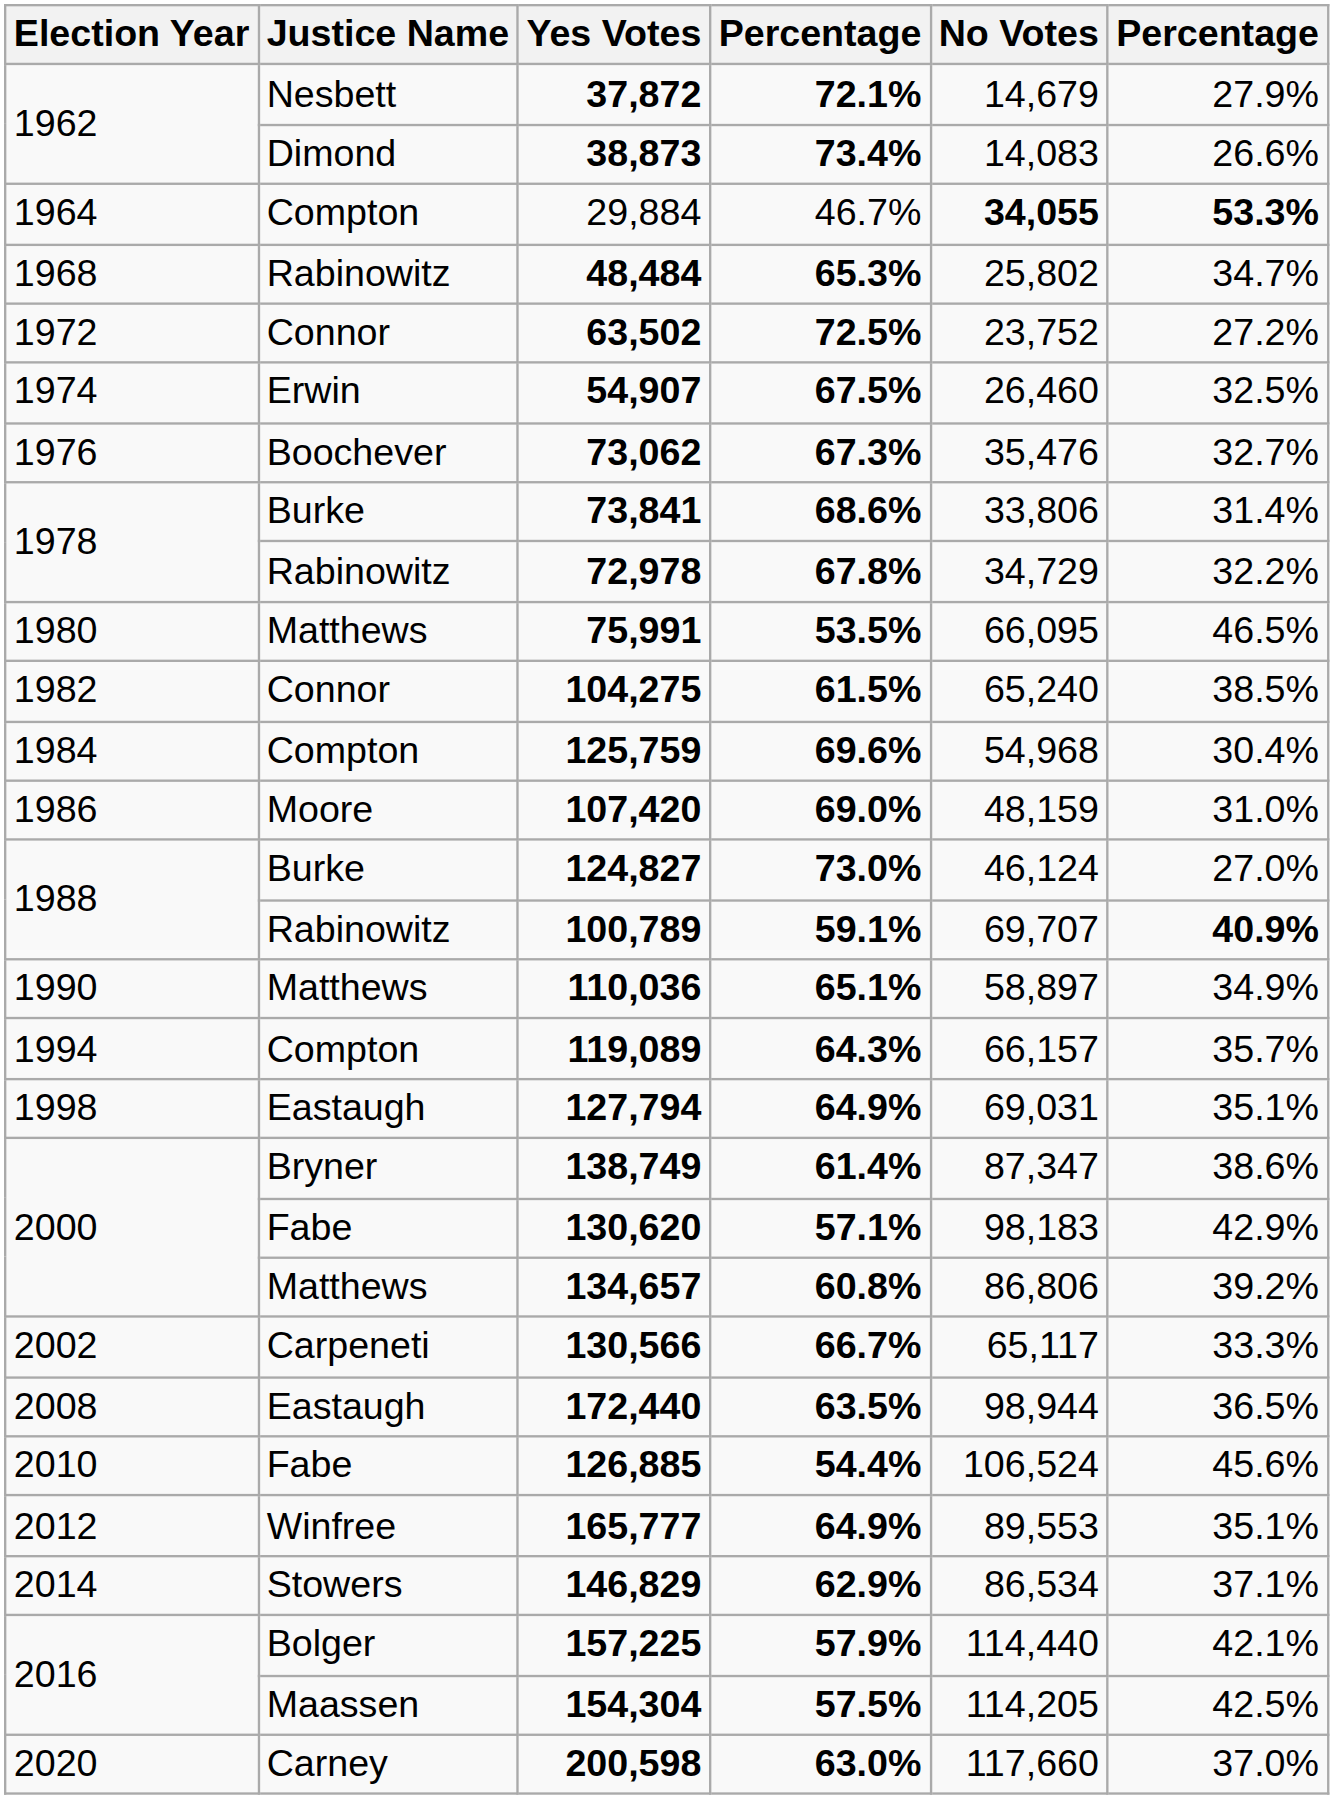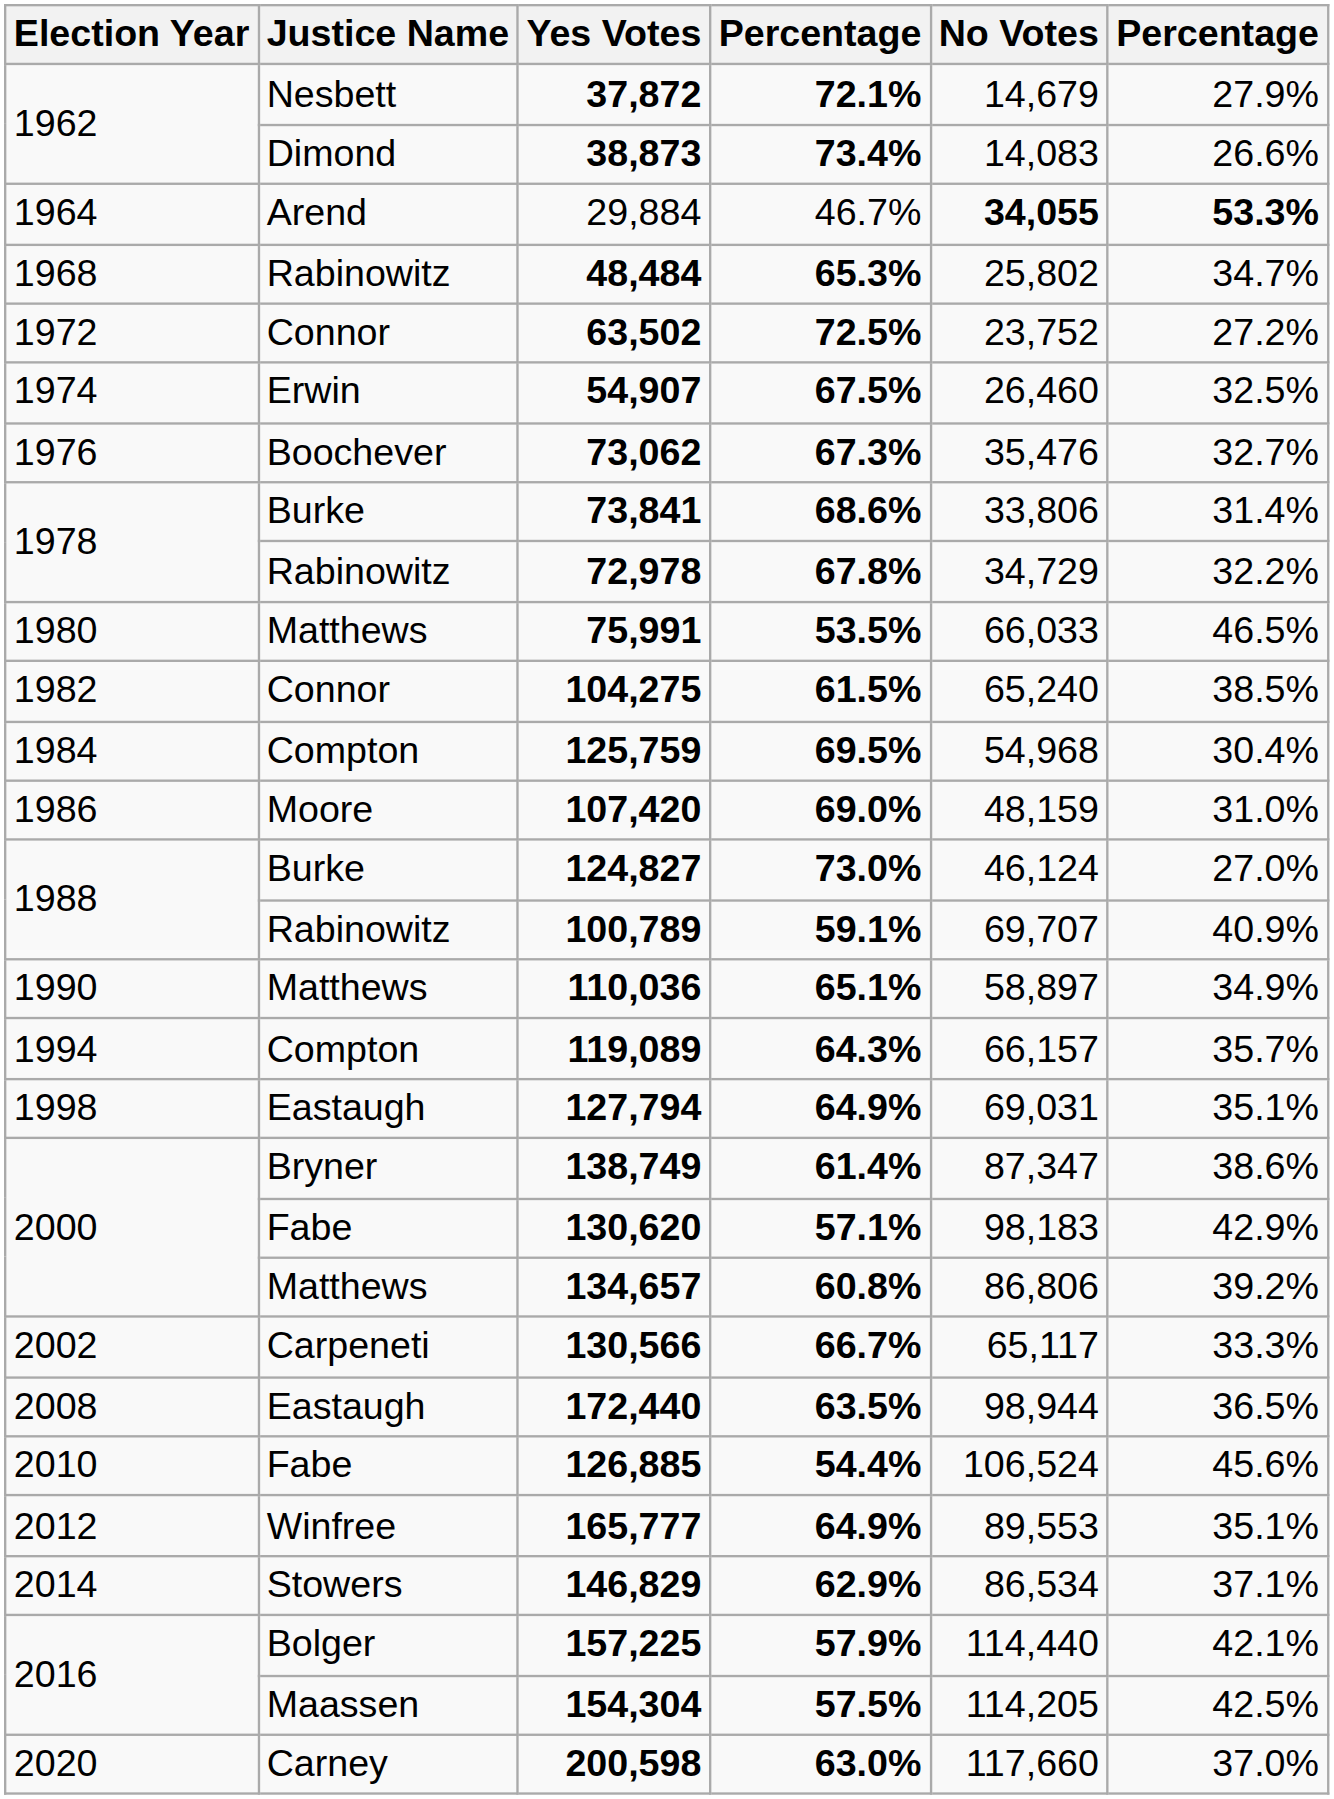(343, 213) Compton -> (317, 213) Arend
(1041, 630) 66,095 -> (1041, 630) 66,033
(868, 749) 69.6% -> (868, 749) 69.5%
(1266, 928) bold -> (1266, 928) normal
